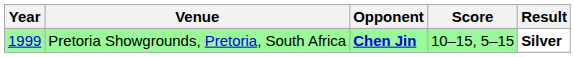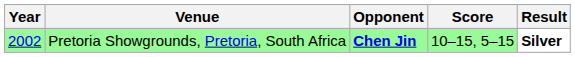(25, 40) 1999 -> (25, 40) 2002
